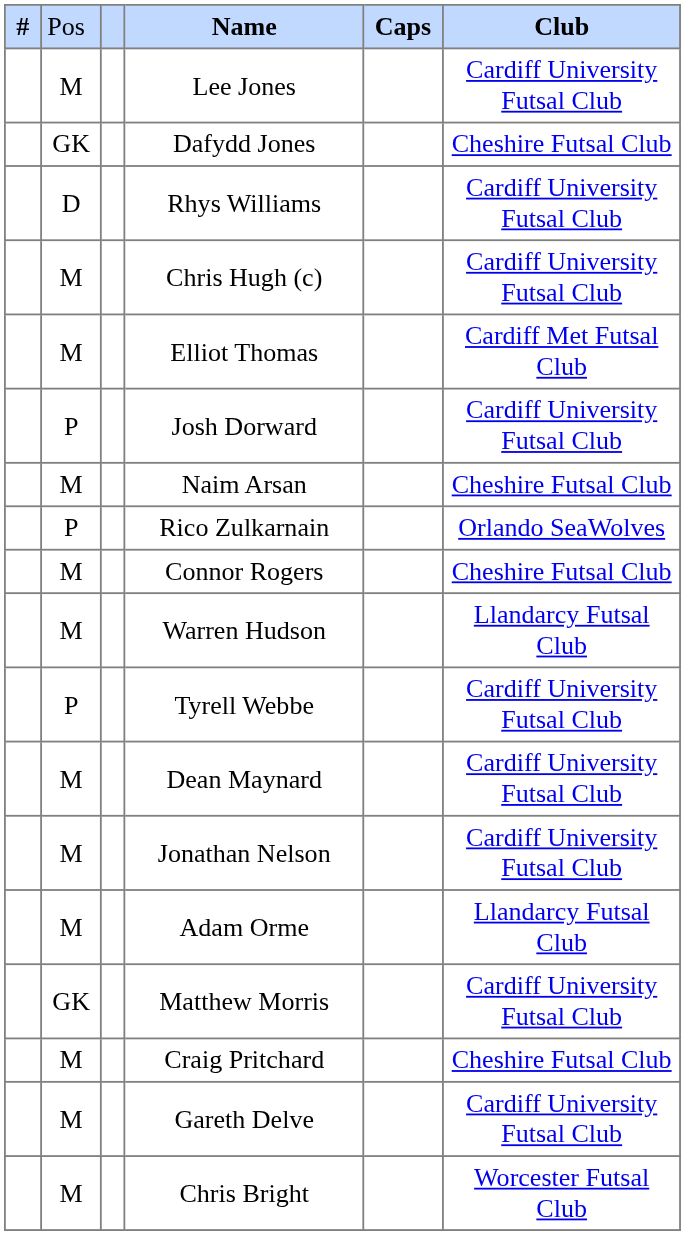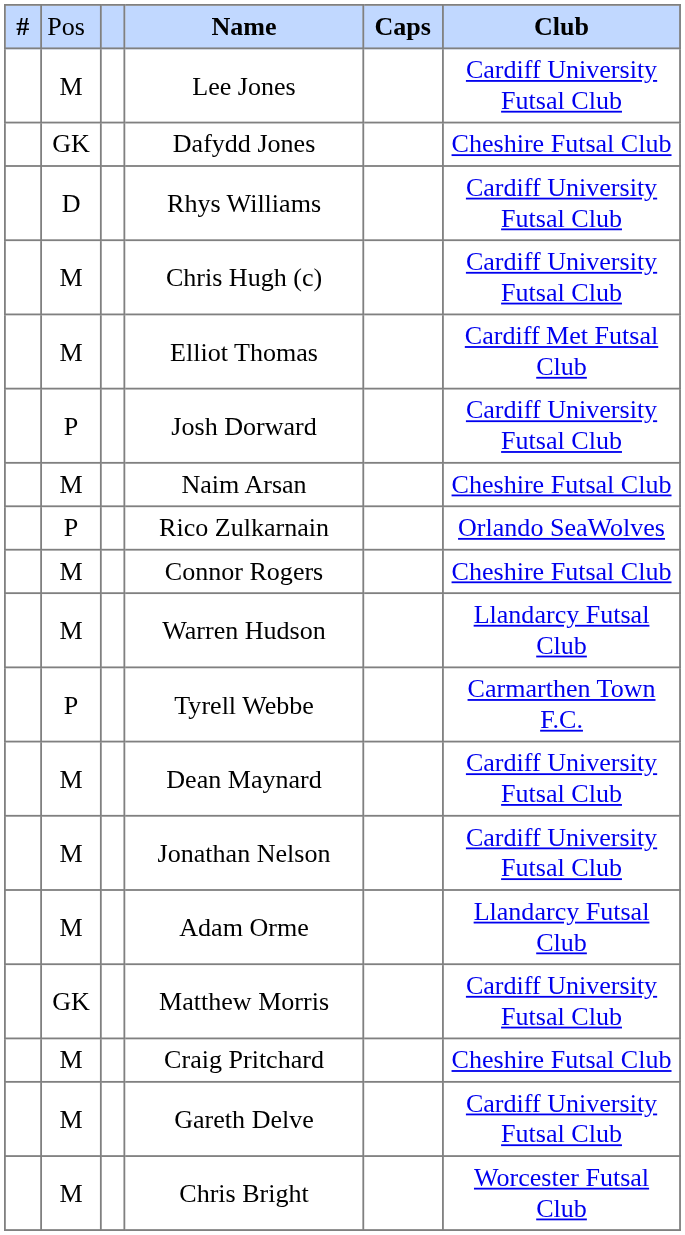(562, 704) Cardiff University Futsal Club -> (562, 704) Carmarthen Town F.C.
